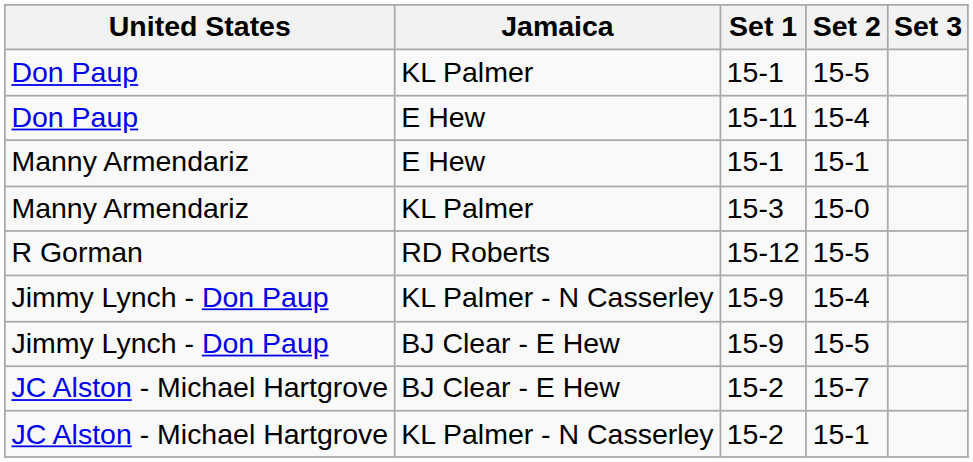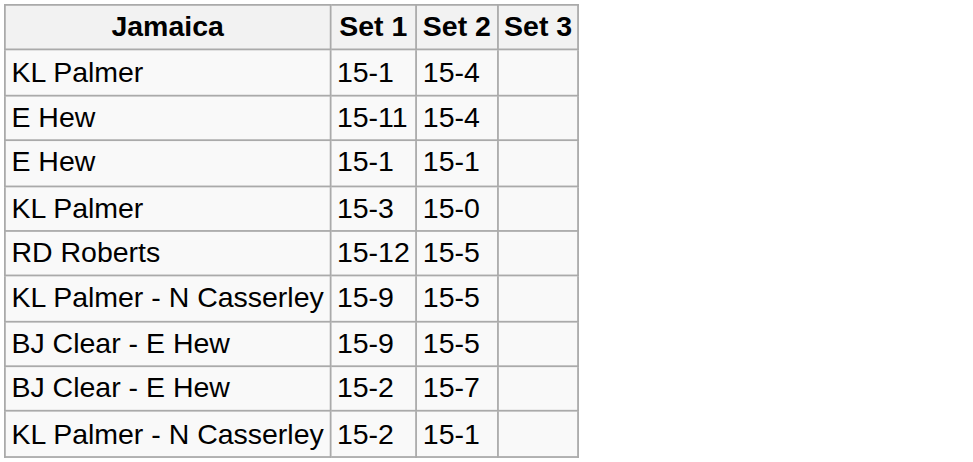- column: (200, 27)
(841, 72) 15-5 -> (451, 72) 15-4
(841, 298) 15-4 -> (451, 298) 15-5
